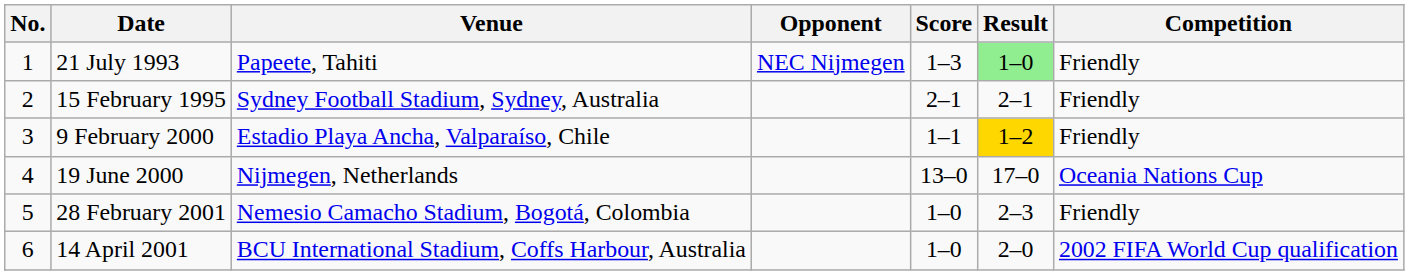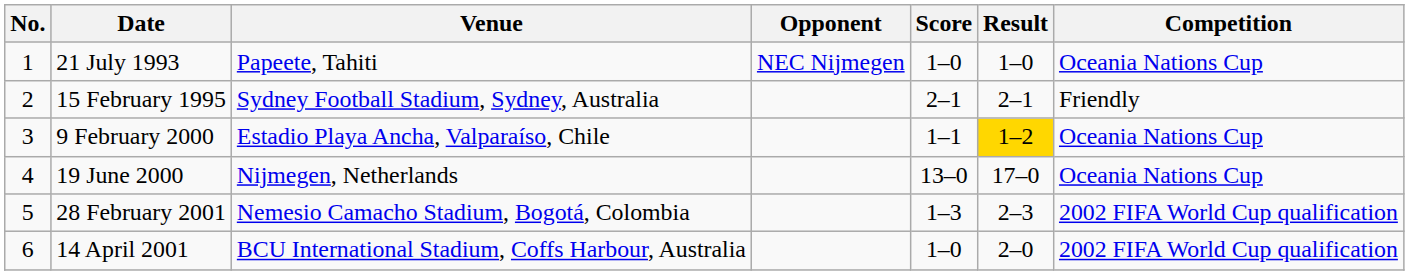(944, 61) 1–3 -> (944, 61) 1–0
(1016, 61) lightgreen background -> (1016, 61) no background
(1099, 61) Friendly -> (1161, 61) Oceania Nations Cup
(1099, 136) Friendly -> (1161, 136) Oceania Nations Cup
(944, 212) 1–0 -> (944, 212) 1–3
(1099, 212) Friendly -> (1228, 212) 2002 FIFA World Cup qualification
